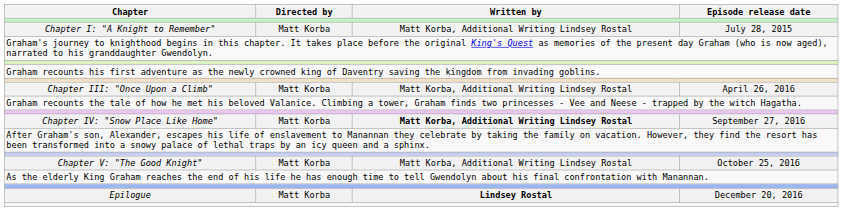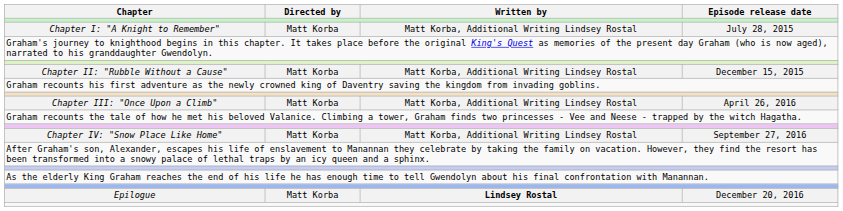+ row: (135, 71)
(516, 121) bold -> (521, 135) normal
- row: (130, 163)
